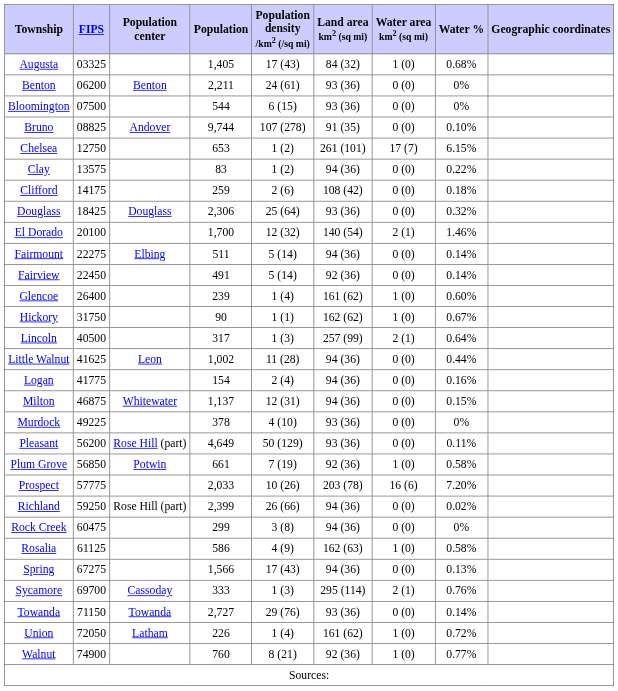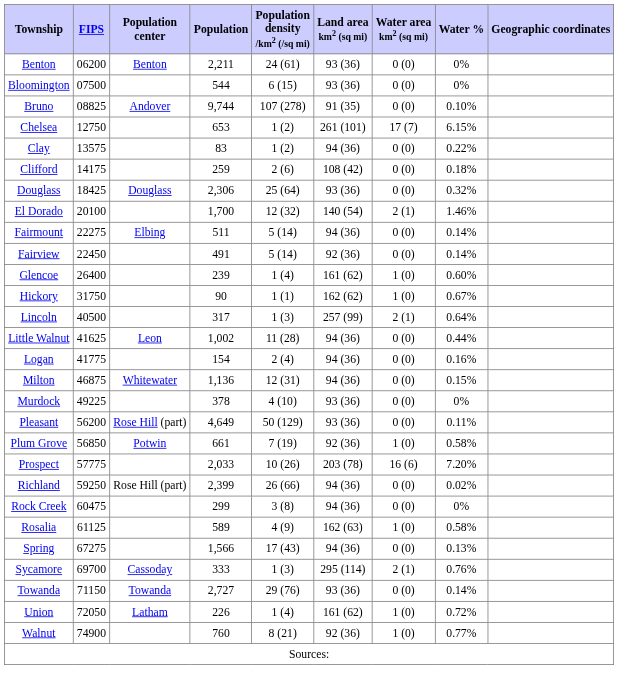- row: (39, 64)
(221, 401) 1,137 -> (221, 380) 1,136
(221, 548) 586 -> (221, 527) 589
